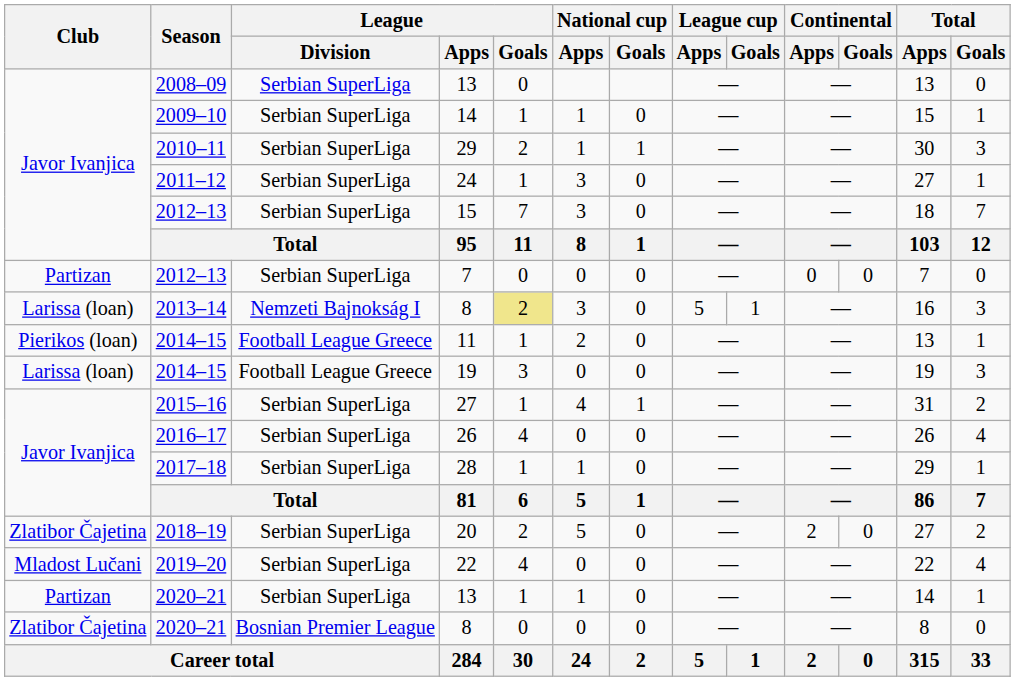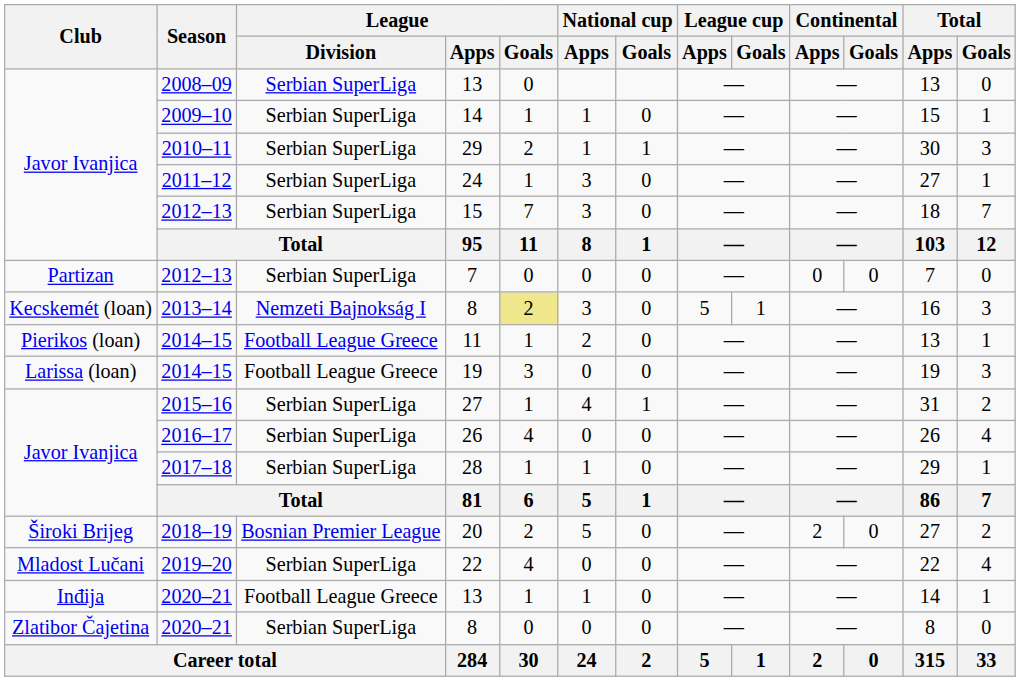(78, 308) Larissa (loan) -> (81, 308) Kecskemét (loan)
(78, 532) Zlatibor Čajetina -> (81, 532) Široki Brijeg
(335, 532) Serbian SuperLiga -> (341, 532) Bosnian Premier League
(78, 595) Partizan -> (81, 595) Inđija
(335, 595) Serbian SuperLiga -> (341, 595) Football League Greece
(335, 627) Bosnian Premier League -> (341, 627) Serbian SuperLiga
